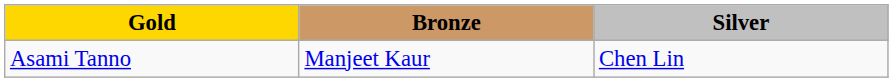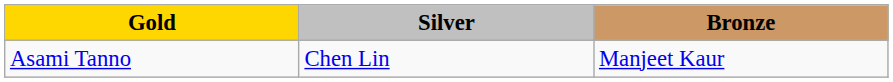columns swapped: (741, 22) <-> (446, 22)
